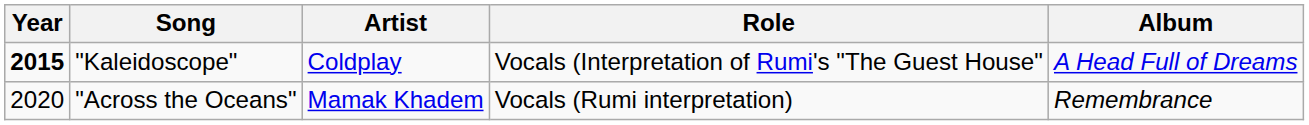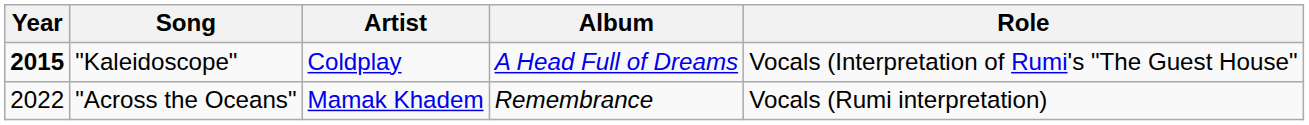columns swapped: (1176, 23) <-> (769, 23)
(37, 100) 2020 -> (37, 100) 2022
